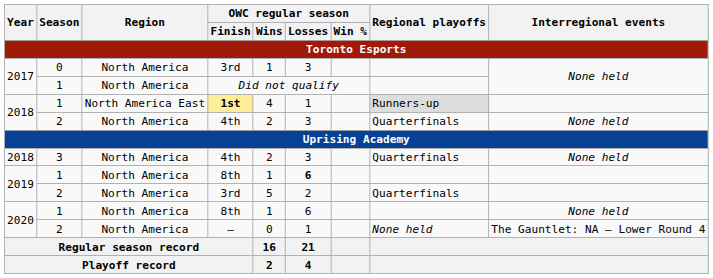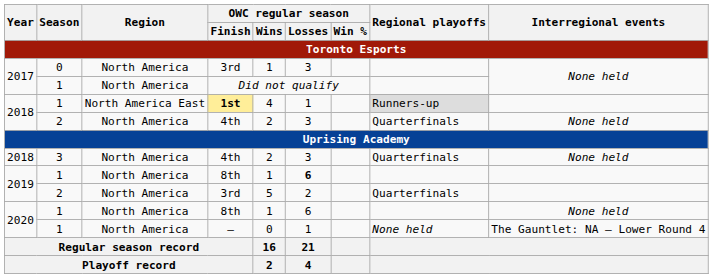(59, 229) 2 -> (59, 229) 1
